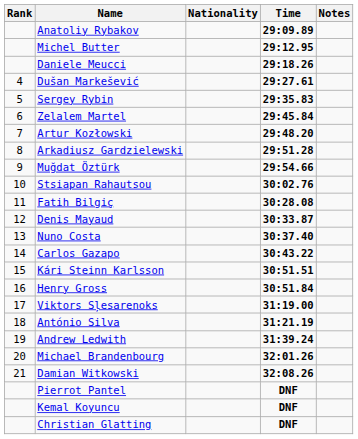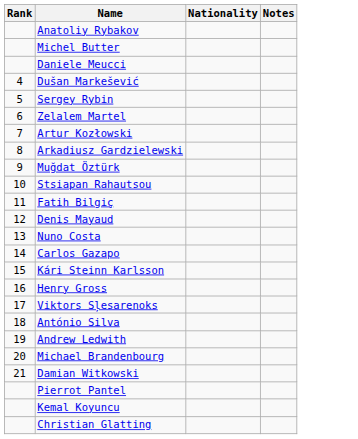- column: (288, 13)
